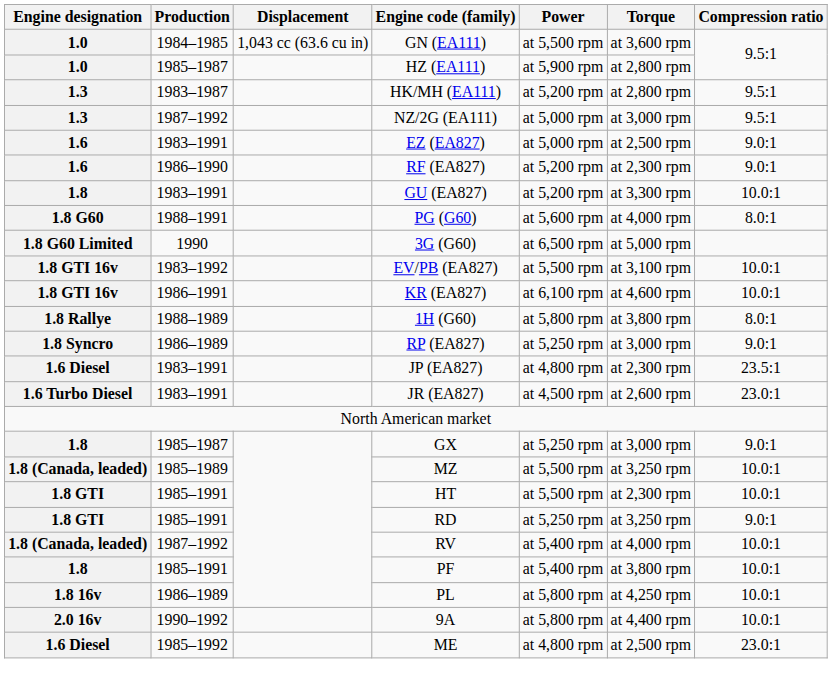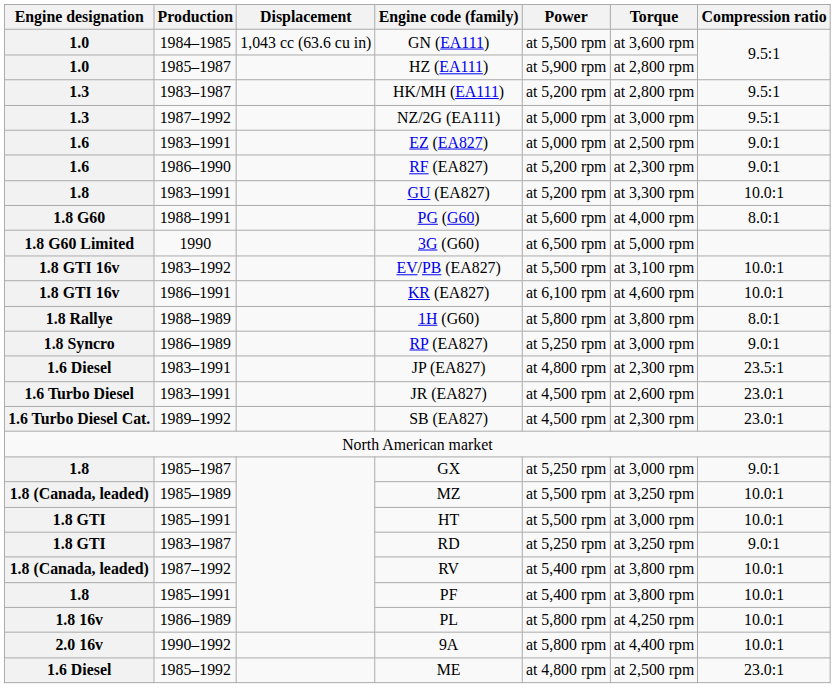+ row: (449, 419)
(651, 494) at 2,300 rpm -> (654, 519) at 3,000 rpm
(192, 519) 1985–1991 -> (195, 544) 1983–1987
(651, 544) at 4,000 rpm -> (654, 569) at 3,800 rpm
